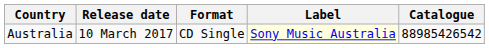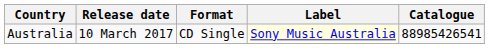(442, 34) 88985426542 -> (442, 34) 88985426541
